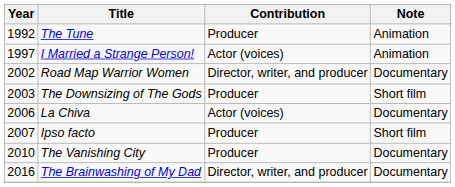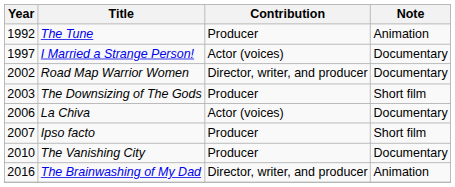(401, 53) Animation -> (411, 53) Documentary
(411, 172) Documentary -> (401, 172) Animation
